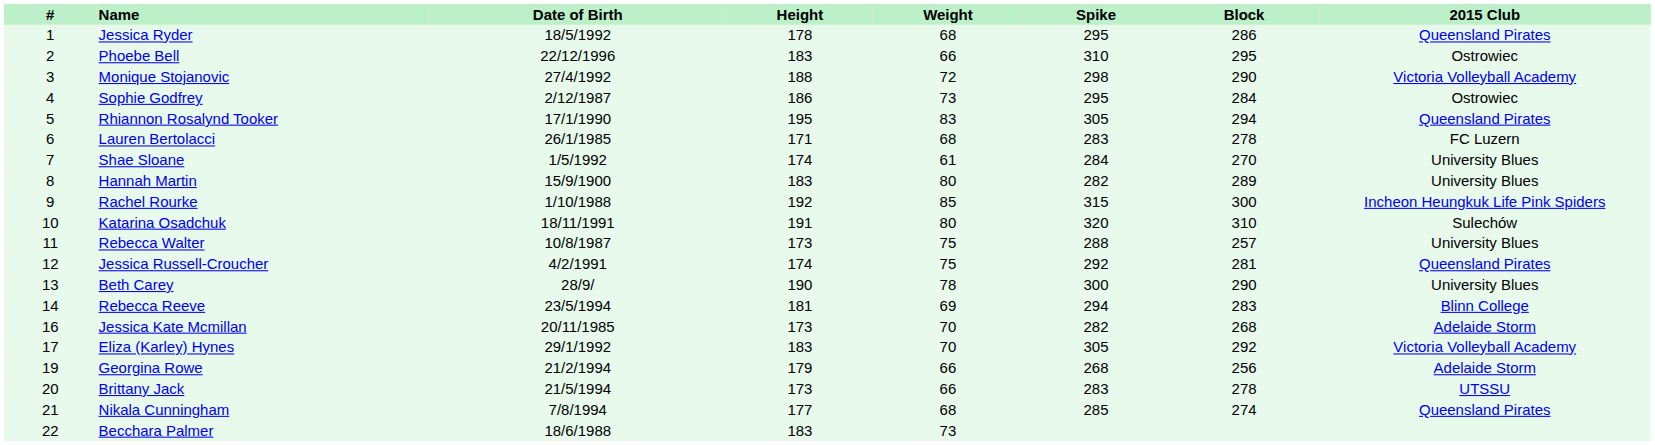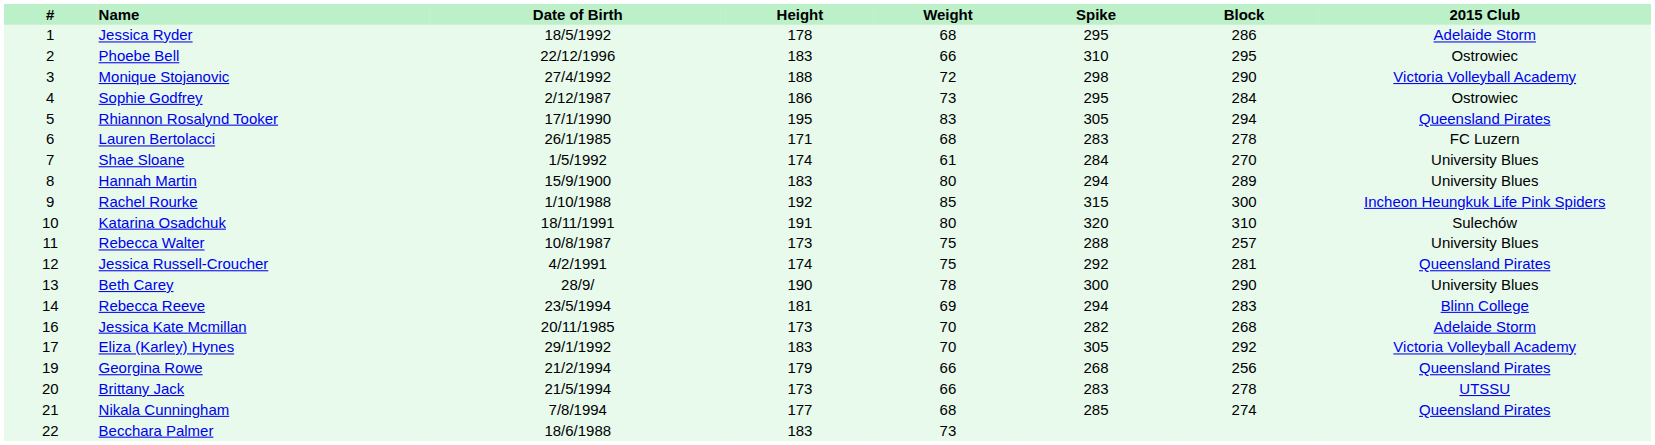(1485, 35) Queensland Pirates -> (1485, 35) Adelaide Storm
(1096, 181) 282 -> (1096, 181) 294
(1485, 368) Adelaide Storm -> (1485, 368) Queensland Pirates
